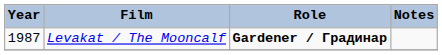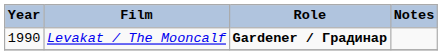(24, 38) 1987 -> (24, 38) 1990
